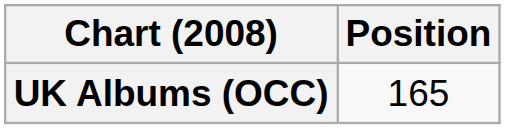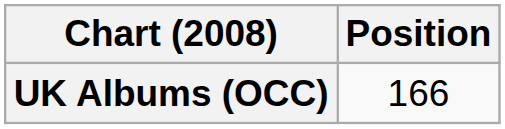(418, 92) 165 -> (418, 92) 166
